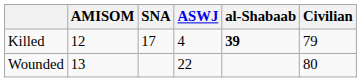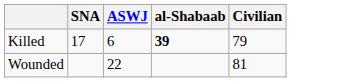- column: (103, 17)
(181, 41) 4 -> (111, 41) 6
(310, 65) 80 -> (240, 65) 81
